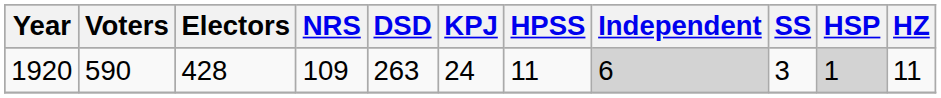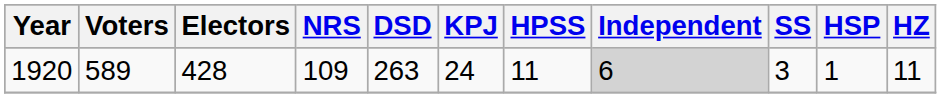(108, 69) 590 -> (108, 69) 589
(831, 69) lightgrey background -> (831, 69) no background
